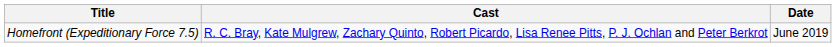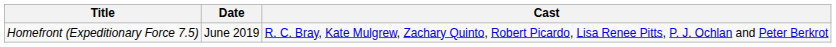columns swapped: (801, 13) <-> (486, 13)
